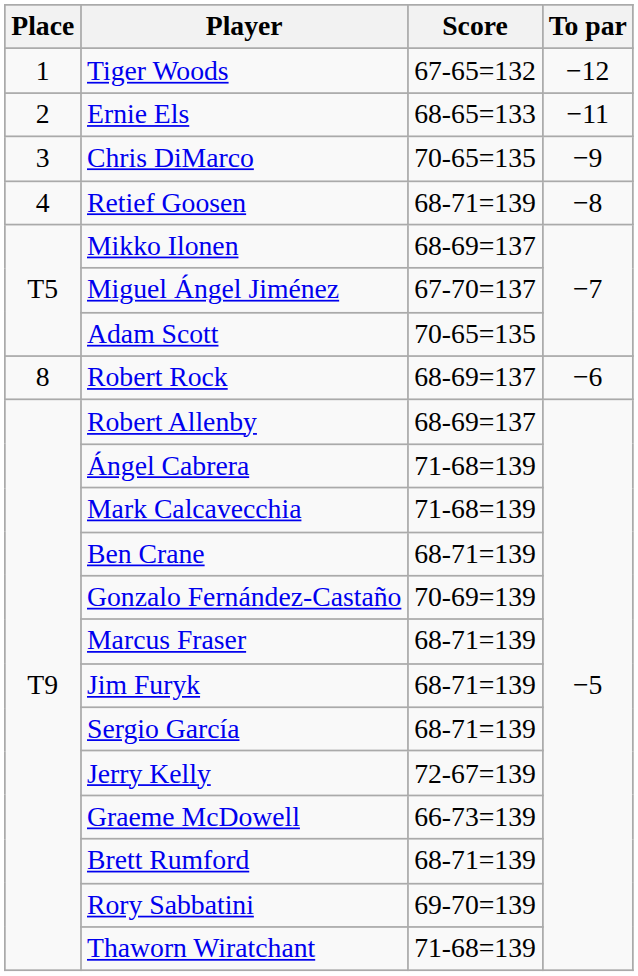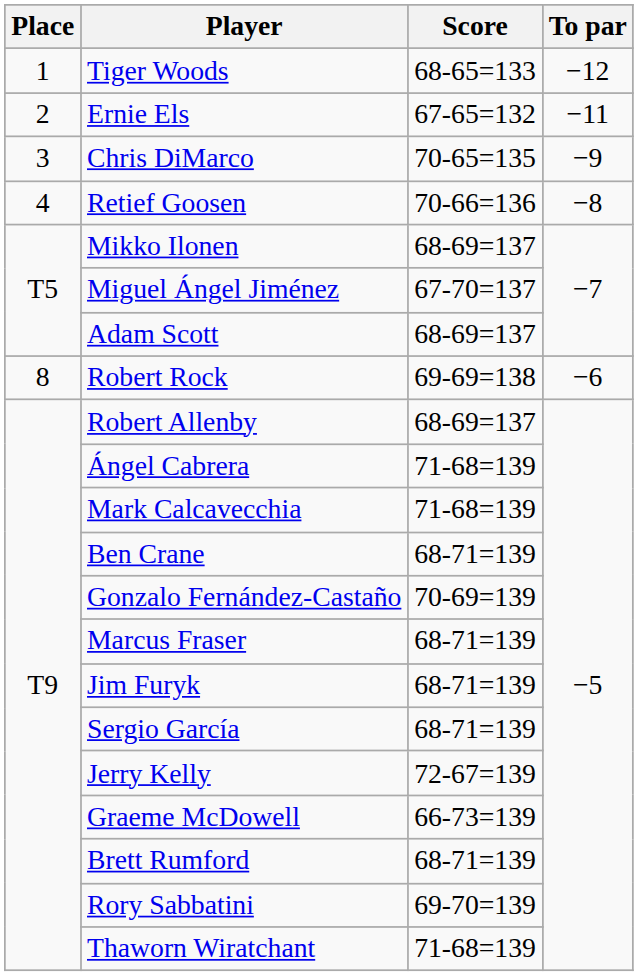(475, 70) 67-65=132 -> (475, 70) 68-65=133
(475, 114) 68-65=133 -> (475, 114) 67-65=132
(475, 202) 68-71=139 -> (475, 202) 70-66=136
(475, 333) 70-65=135 -> (475, 333) 68-69=137
(475, 377) 68-69=137 -> (475, 377) 69-69=138
